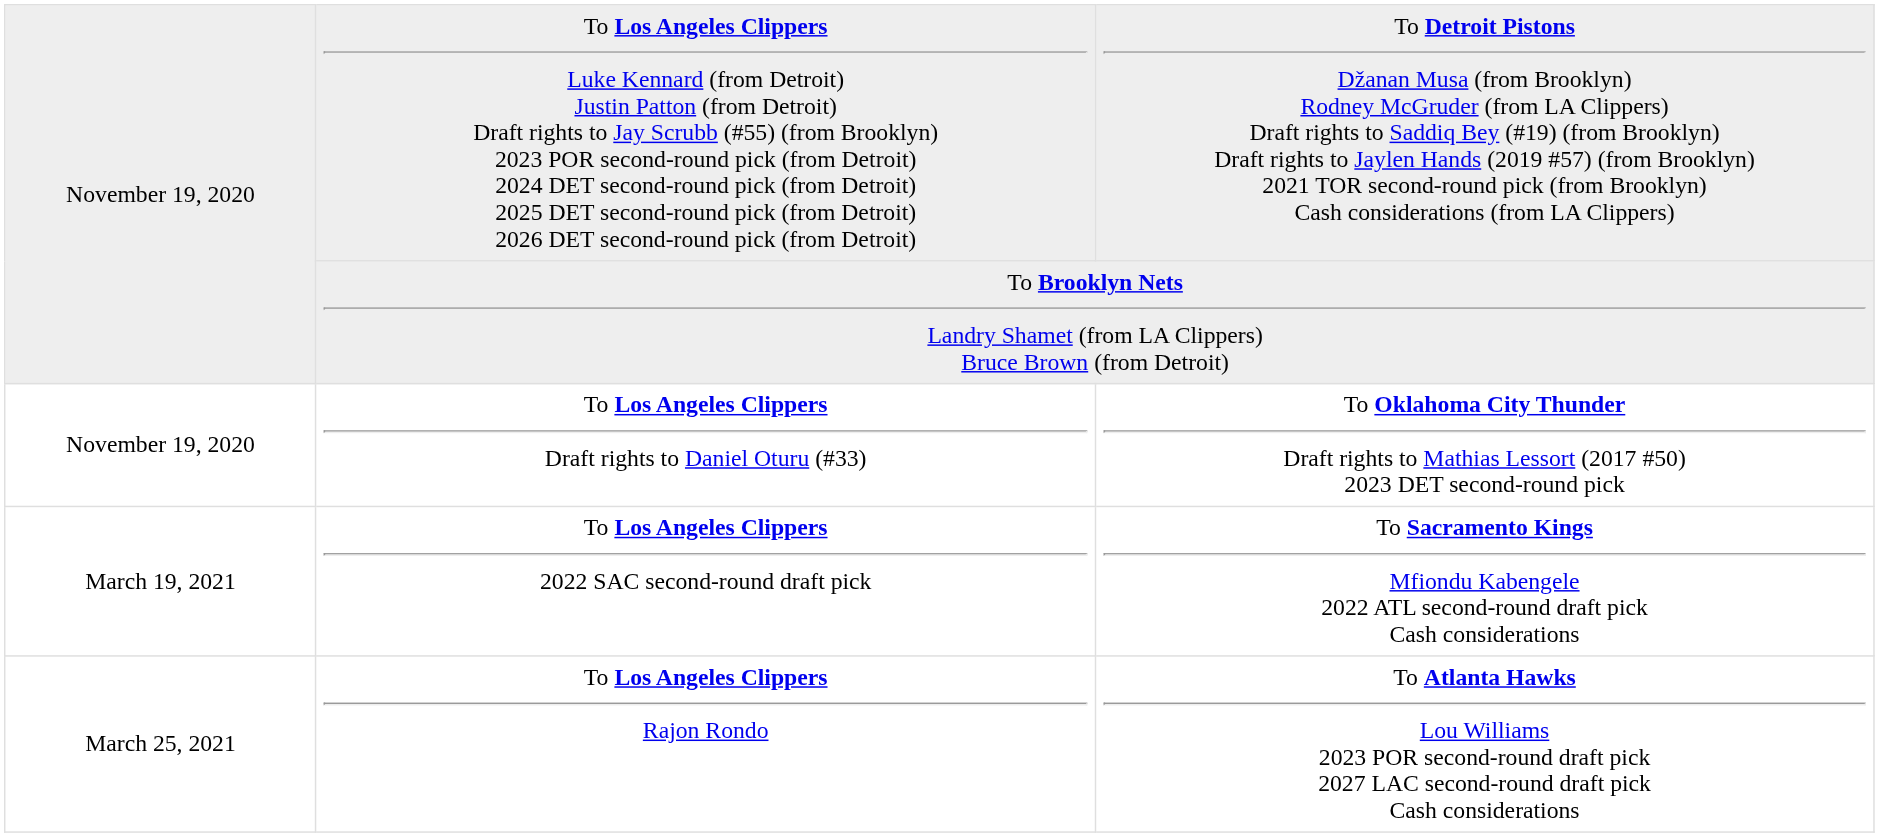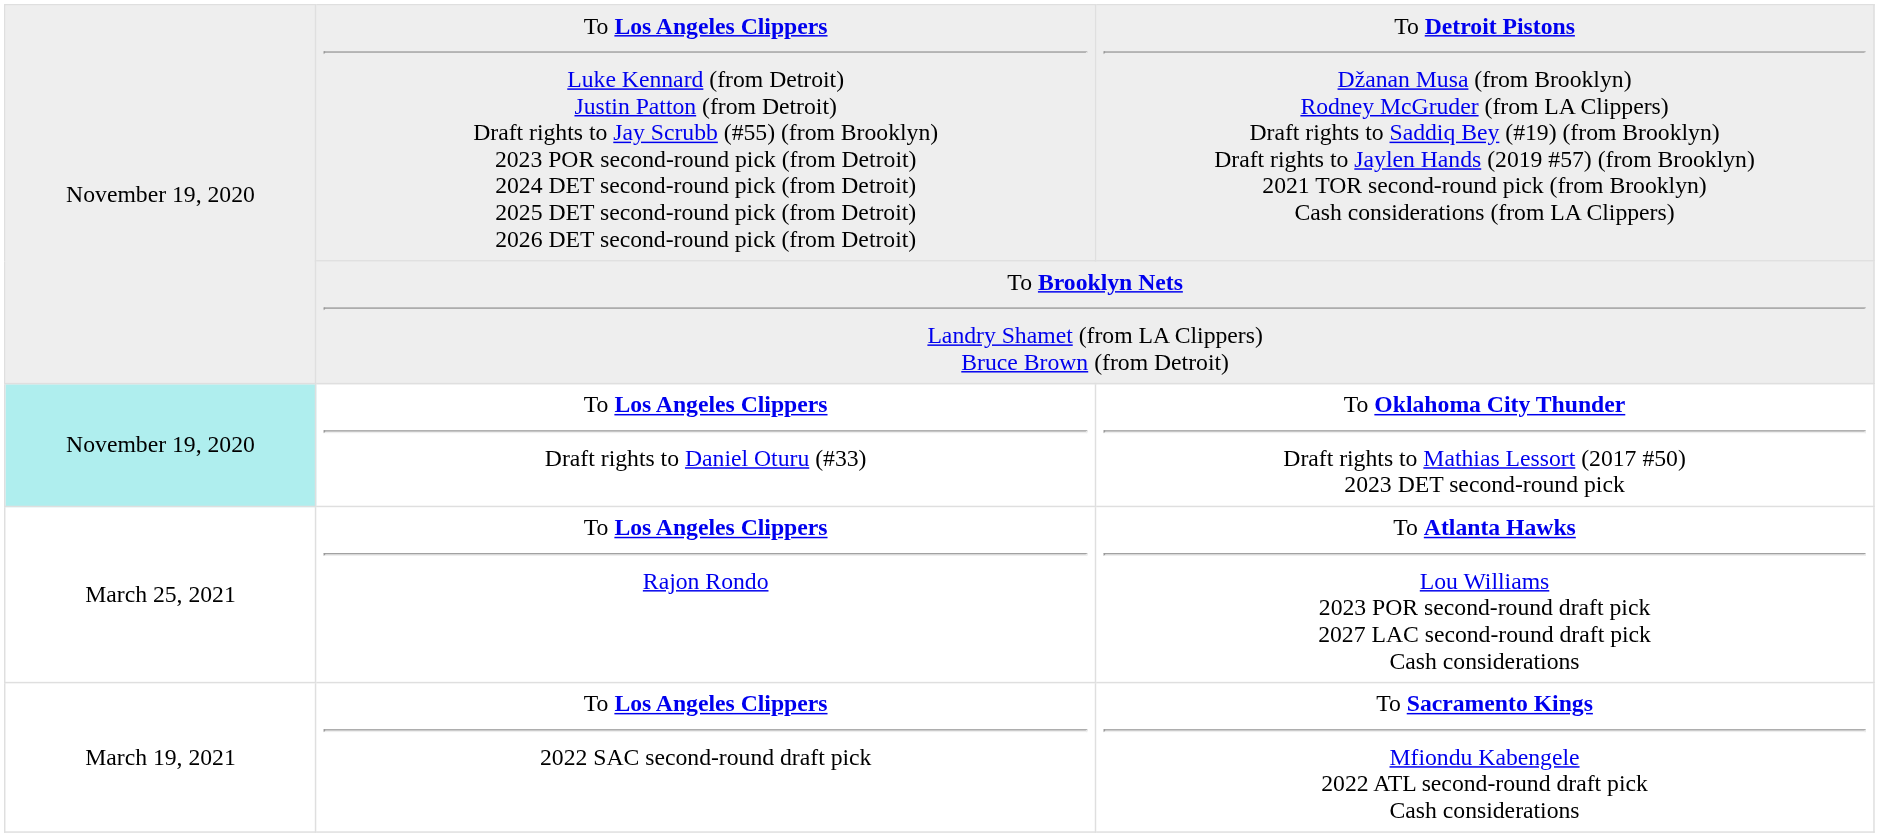(160, 444) no background -> (160, 444) paleturquoise background
rows swapped: (706, 554) <-> (706, 703)
